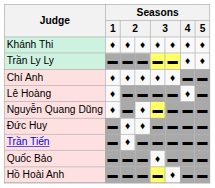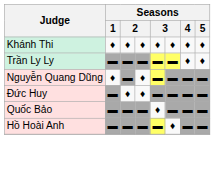- row: (25, 77)
- row: (29, 93)
- row: (28, 142)
